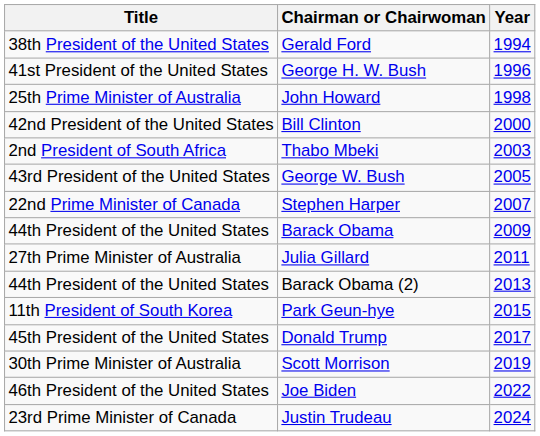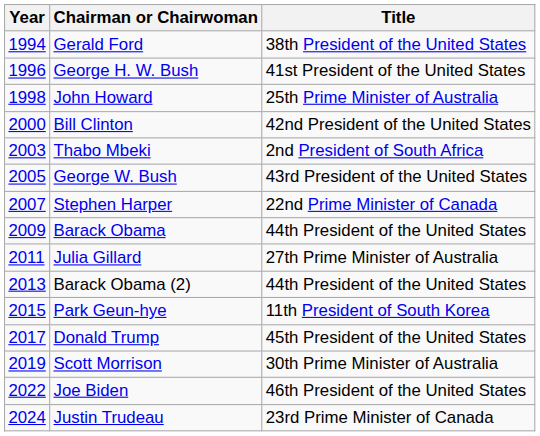columns swapped: (512, 17) <-> (141, 17)
